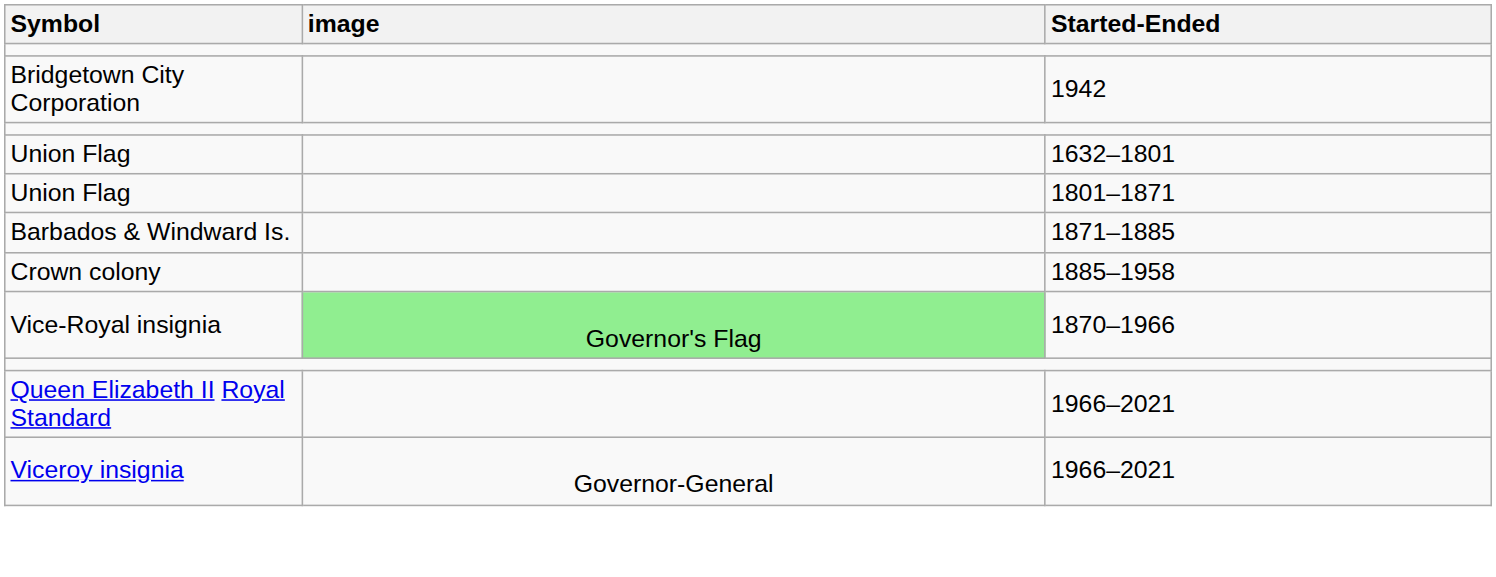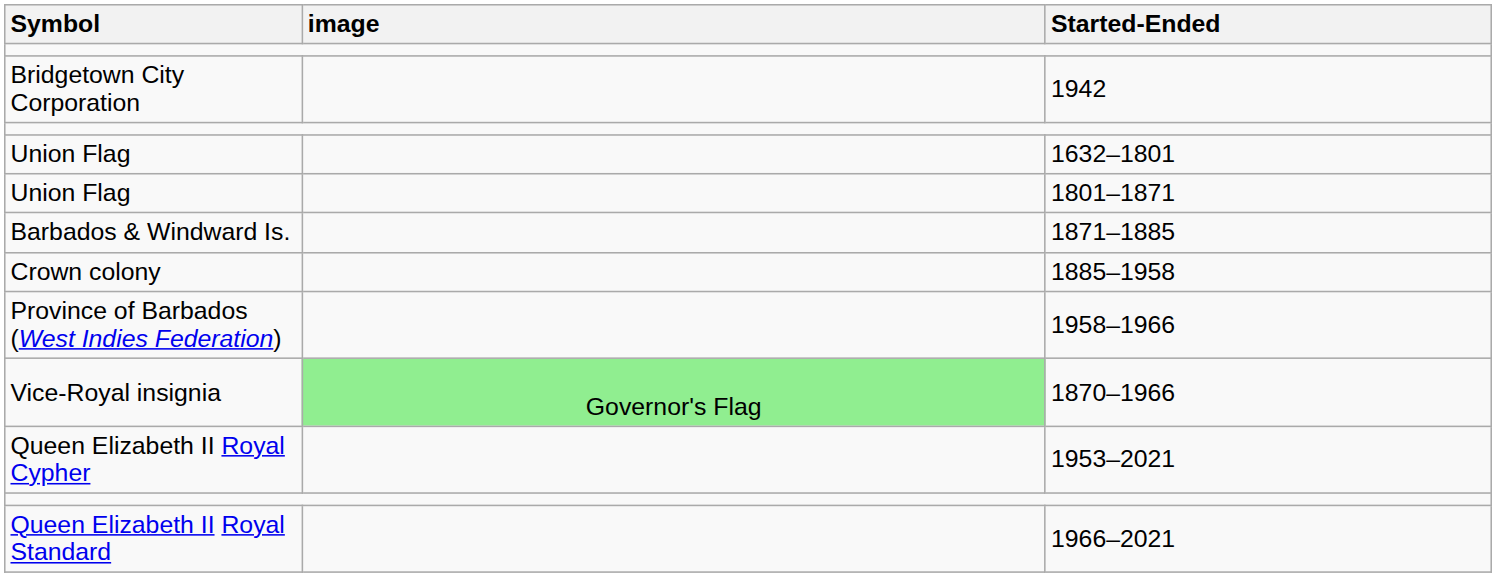+ row: (146, 324)
+ row: (148, 459)
- row: (97, 470)
